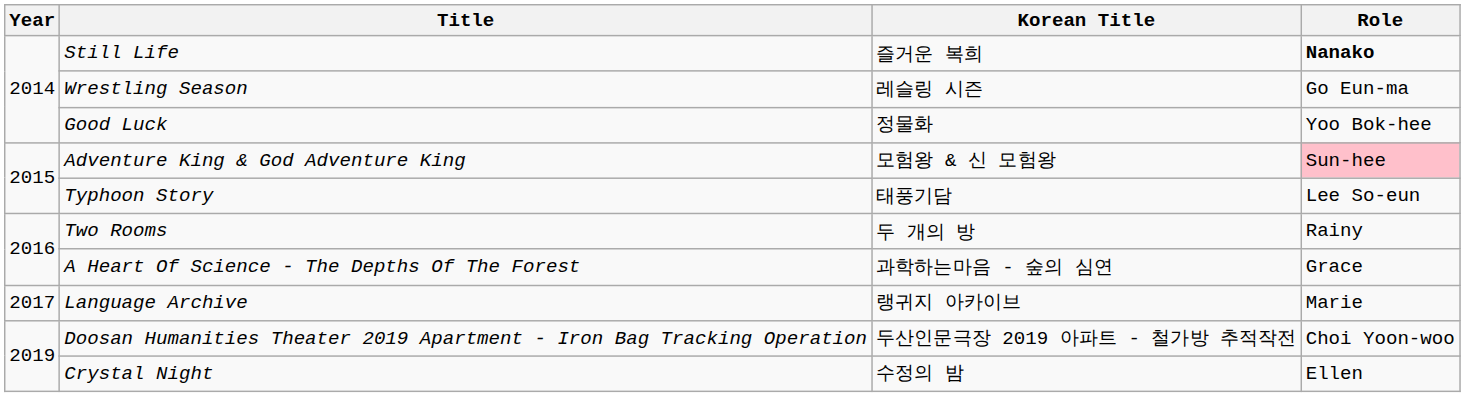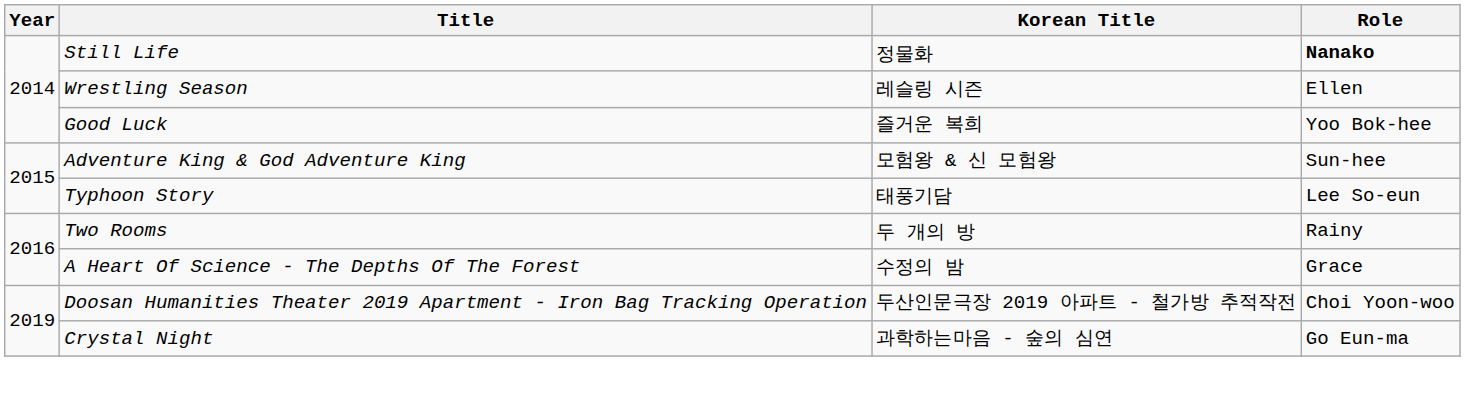(930, 54) 즐거운 복희 -> (905, 54) 정물화
(1357, 89) Go Eun-ma -> (1334, 89) Ellen
(905, 126) 정물화 -> (930, 126) 즐거운 복희
(1346, 160) pink background -> (1346, 160) no background
(995, 268) 과학하는마음 - 숲의 심연 -> (920, 268) 수정의 밤
- row: (156, 303)
(920, 374) 수정의 밤 -> (995, 339) 과학하는마음 - 숲의 심연
(1334, 374) Ellen -> (1357, 338) Go Eun-ma
